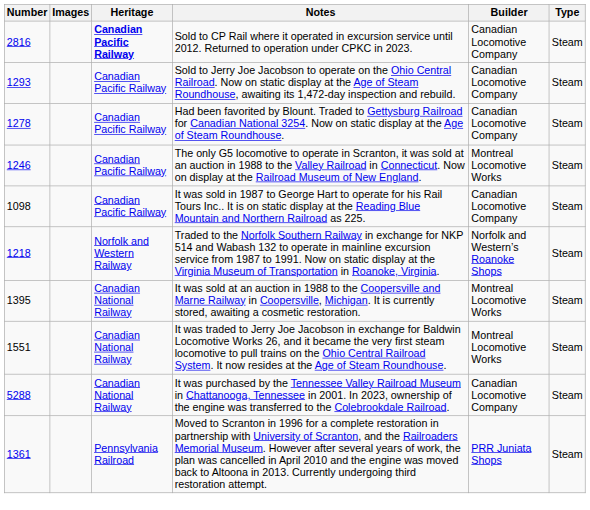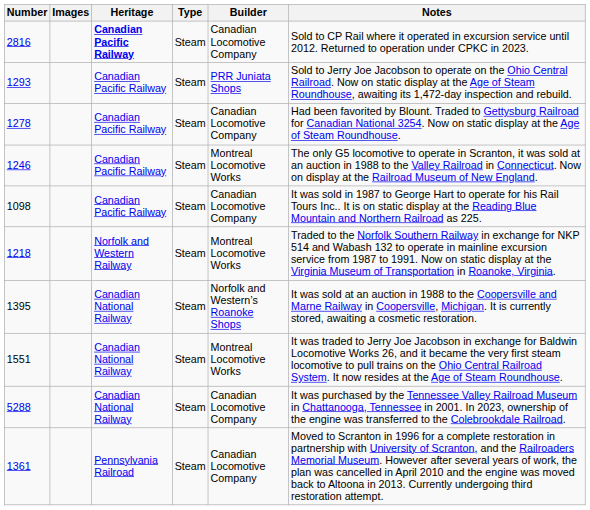columns swapped: (567, 13) <-> (321, 13)
(499, 83) Canadian Locomotive Company -> (241, 83) PRR Juniata Shops
(499, 253) Norfolk and Western’s Roanoke Shops -> (238, 253) Montreal Locomotive Works
(499, 300) Montreal Locomotive Works -> (238, 306) Norfolk and Western’s Roanoke Shops
(501, 454) PRR Juniata Shops -> (238, 466) Canadian Locomotive Company
